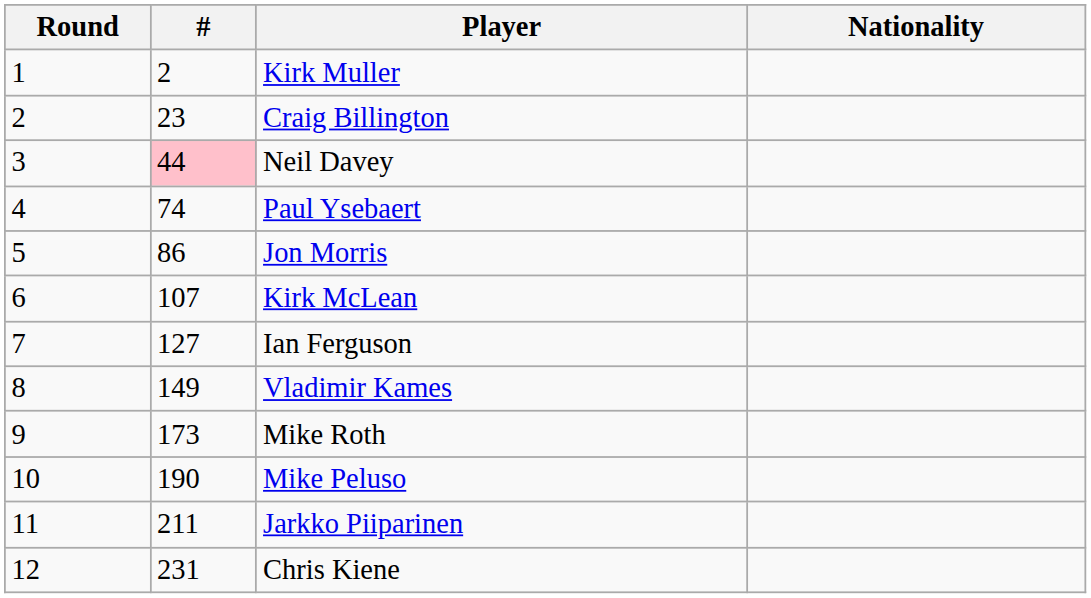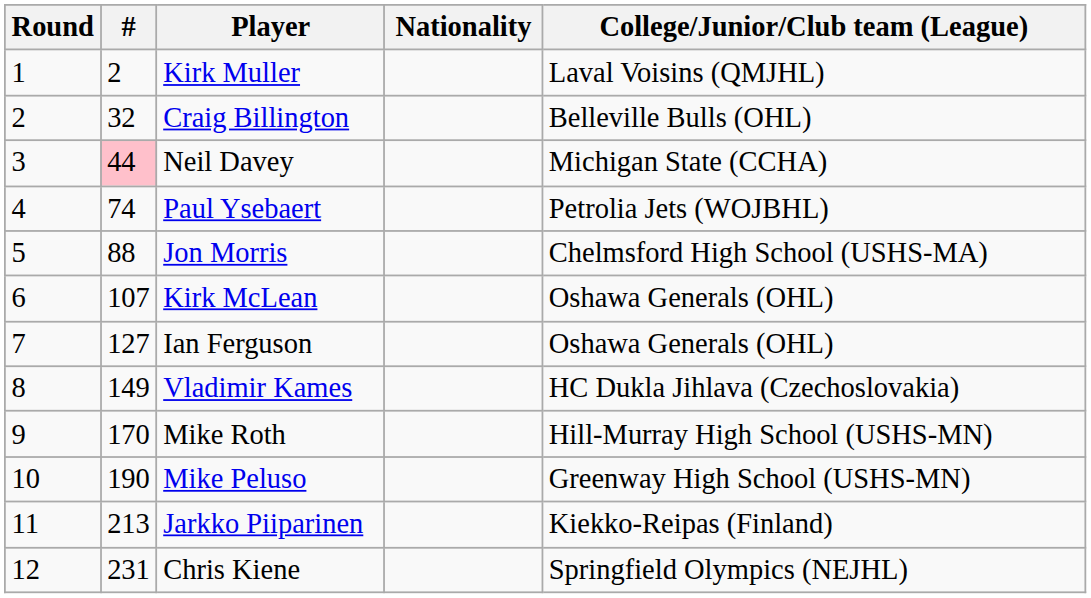+ column: (814, 27)
(171, 117) 23 -> (121, 117) 32
(171, 252) 86 -> (121, 252) 88
(178, 433) 173 -> (128, 433) 170
(178, 523) 211 -> (128, 523) 213
